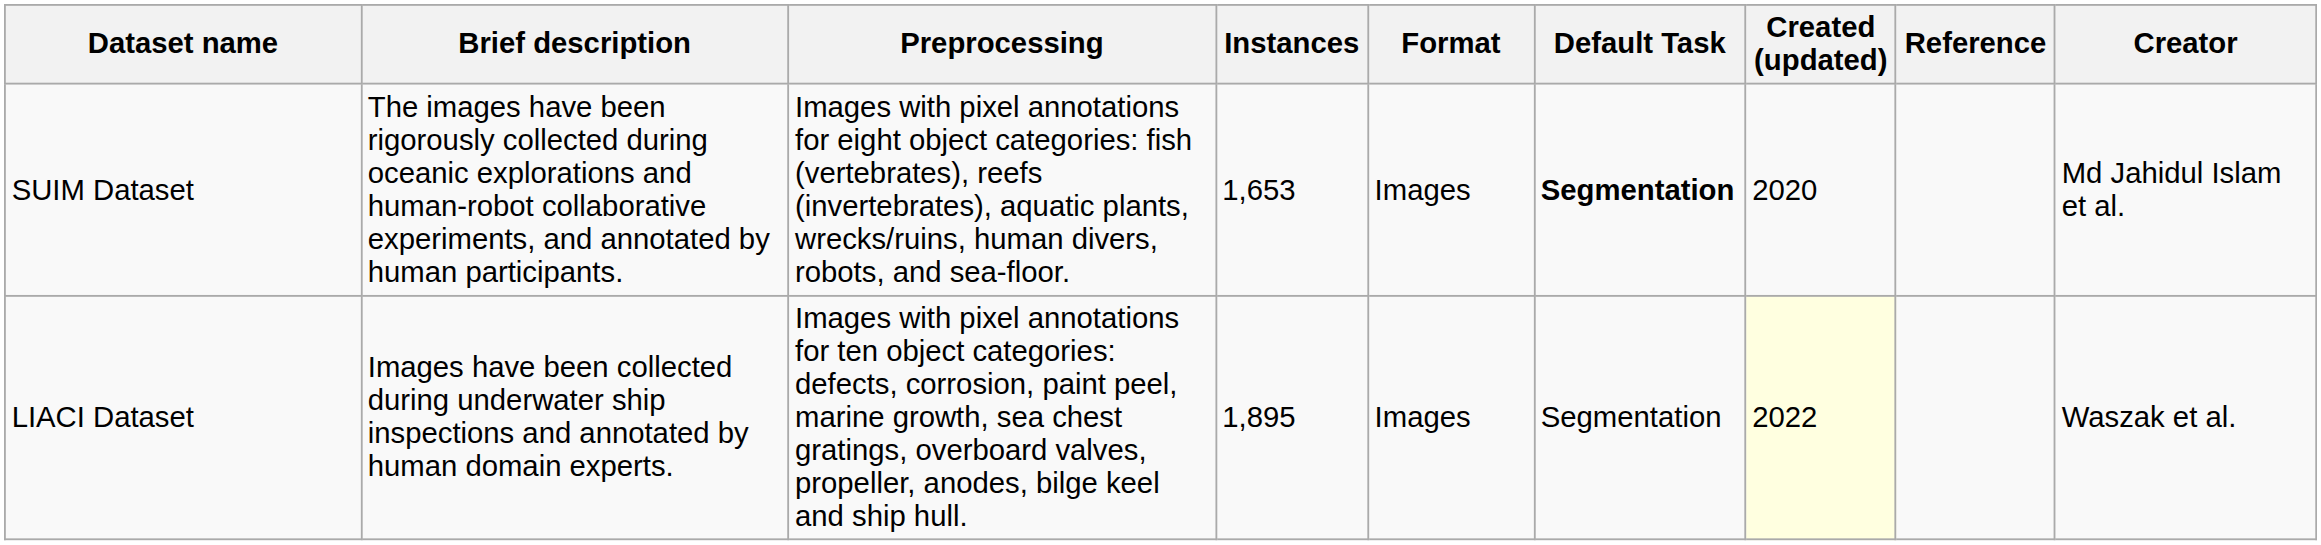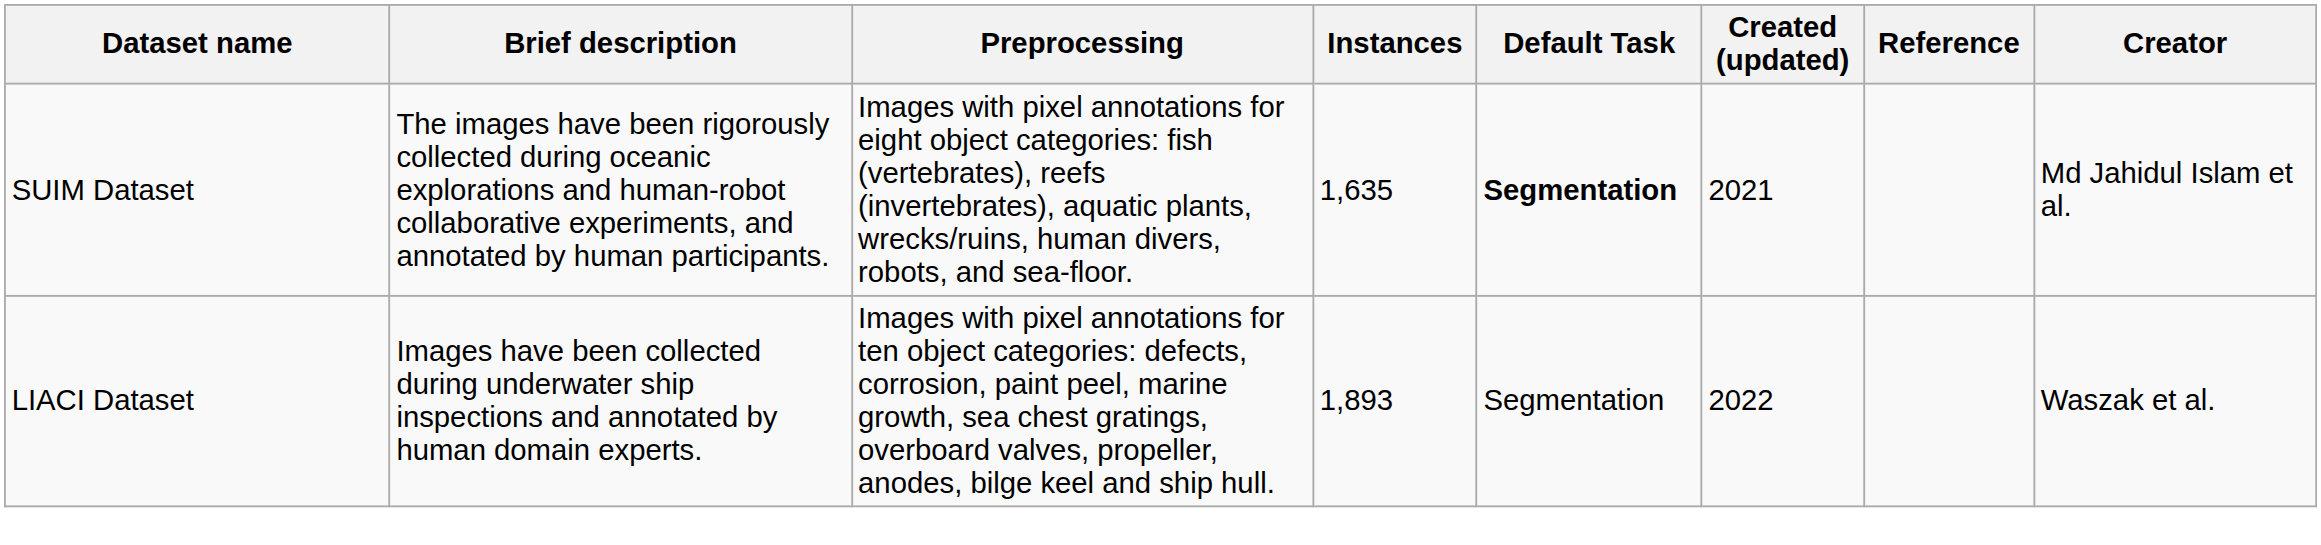- column: (1451, 44)
(1259, 189) 1,653 -> (1356, 189) 1,635
(1785, 189) 2020 -> (1741, 189) 2021
(1259, 417) 1,895 -> (1356, 400) 1,893
(1785, 417) lightyellow background -> (1741, 400) no background
